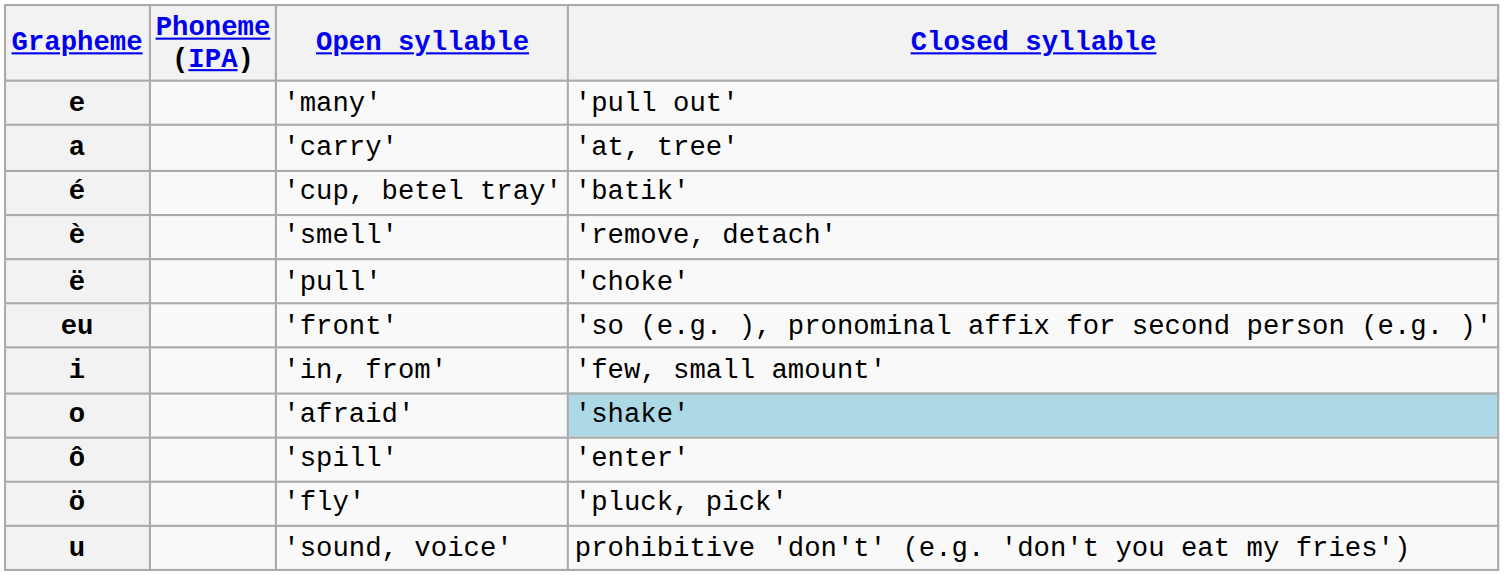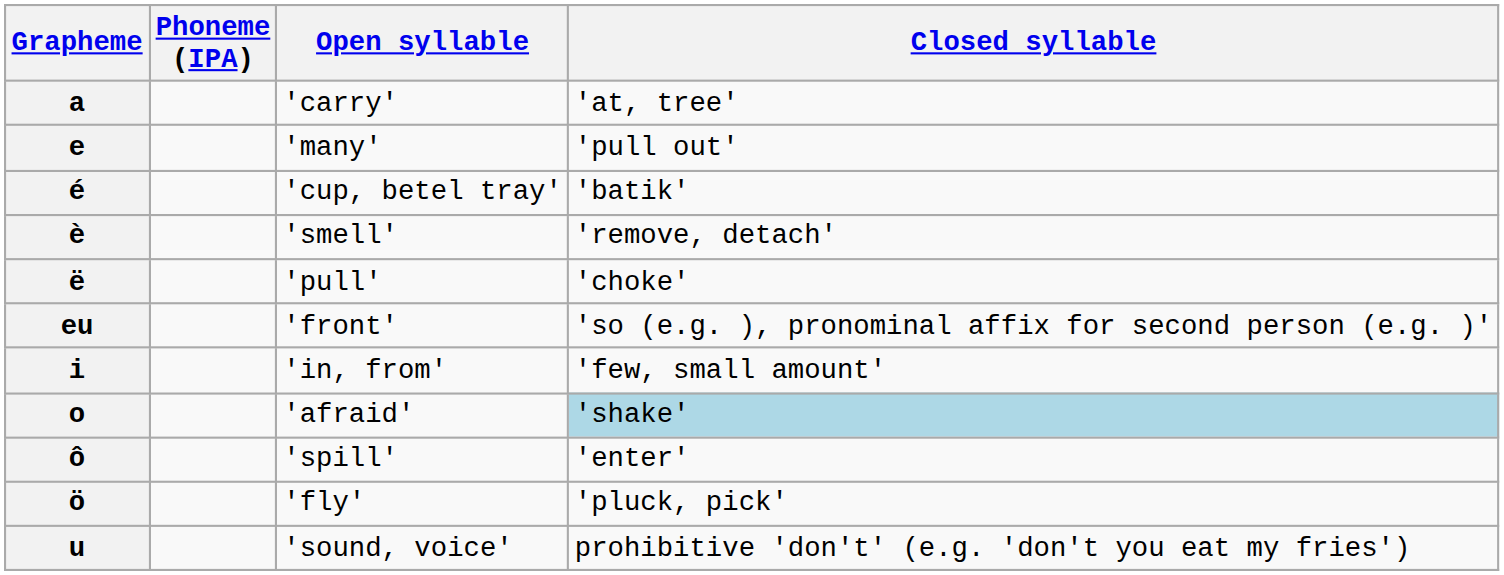rows swapped: (77, 148) <-> (77, 103)
